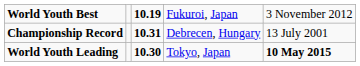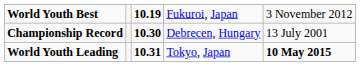(147, 33) 10.31 -> (147, 33) 10.30
(147, 52) 10.30 -> (147, 52) 10.31
